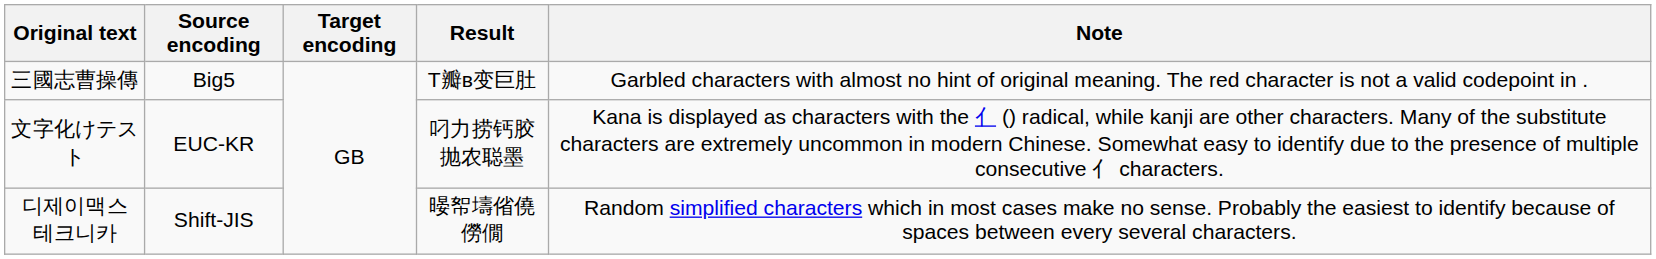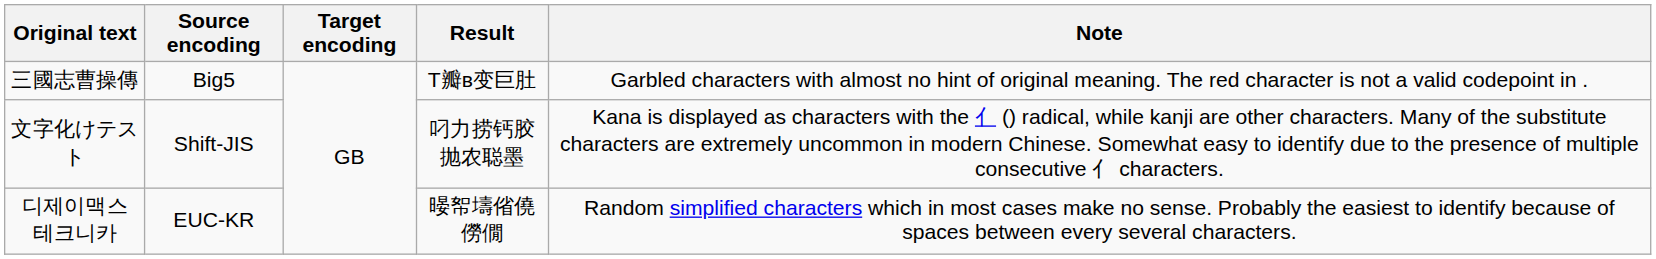(214, 143) EUC-KR -> (214, 143) Shift-JIS
(214, 220) Shift-JIS -> (214, 220) EUC-KR
